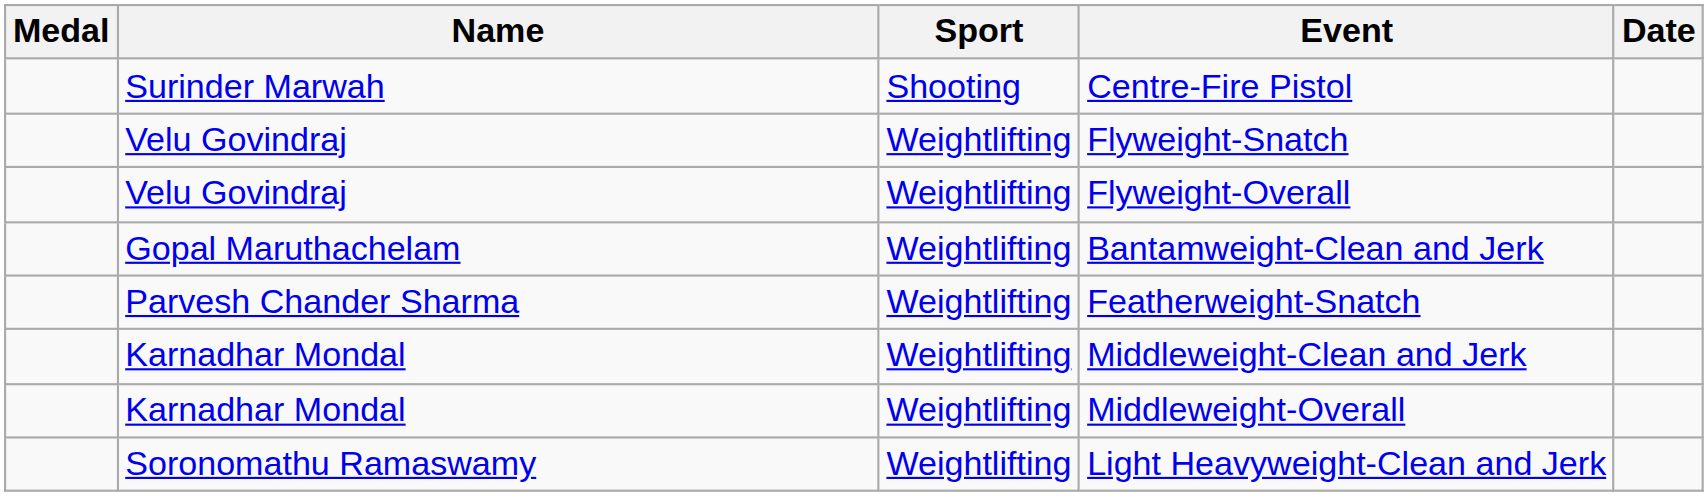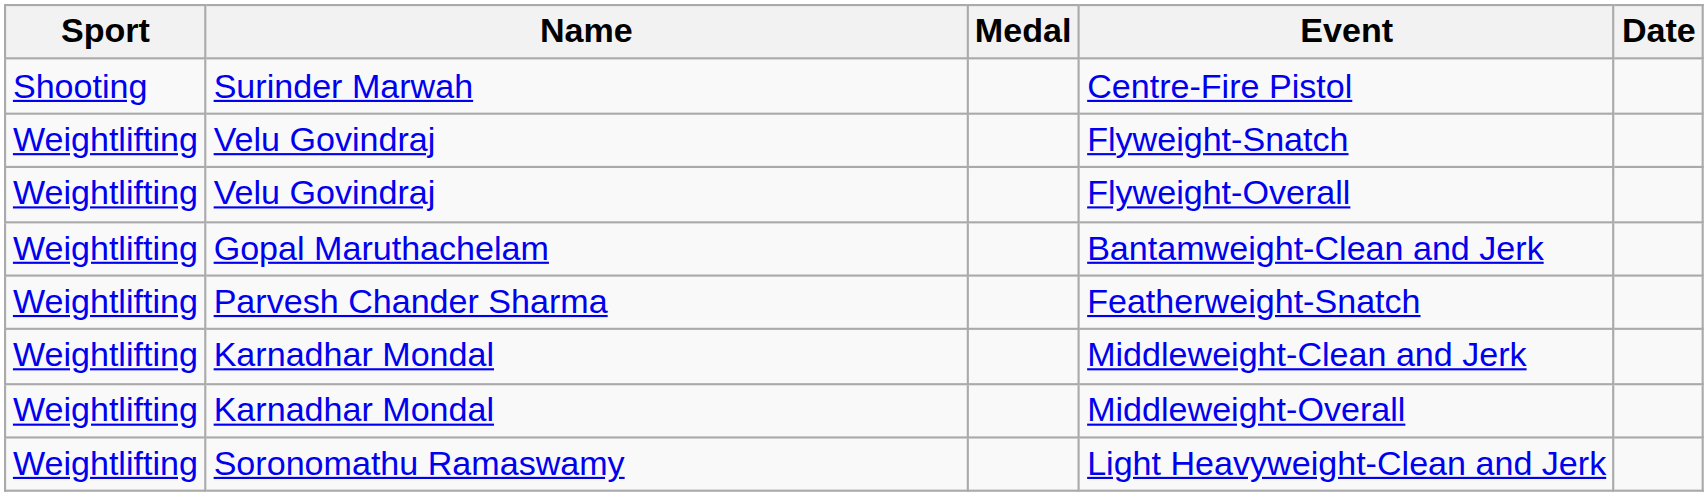columns swapped: (61, 31) <-> (979, 31)
